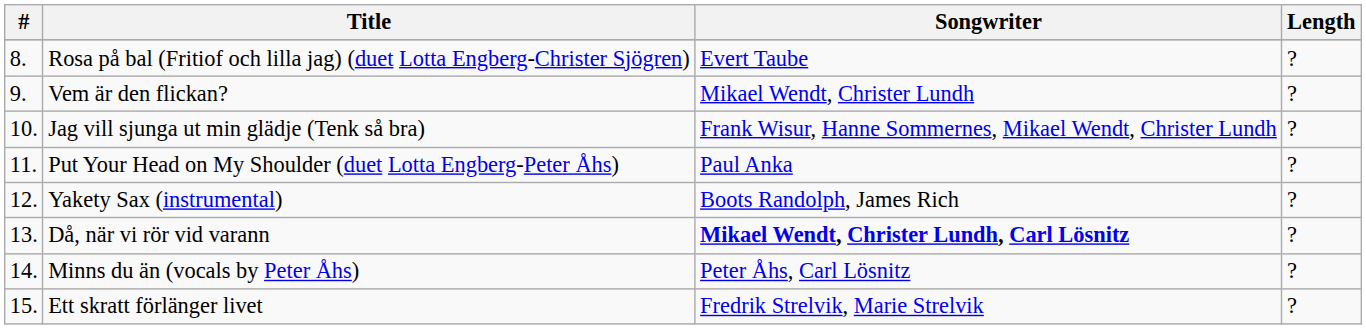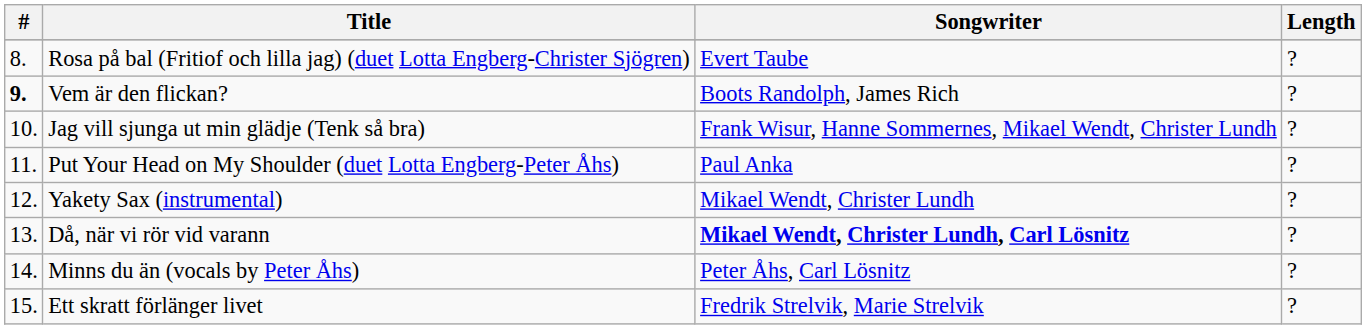(18, 93) normal -> (18, 93) bold
(837, 93) Mikael Wendt, Christer Lundh -> (830, 93) Boots Randolph, James Rich
(830, 199) Boots Randolph, James Rich -> (837, 199) Mikael Wendt, Christer Lundh
